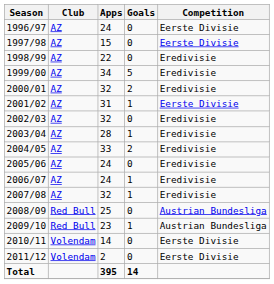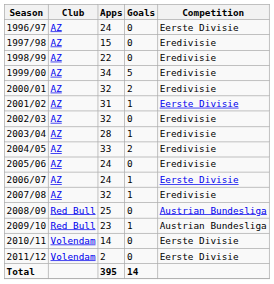(199, 42) Eerste Divisie -> (188, 42) Eredivisie
(188, 180) Eredivisie -> (199, 180) Eerste Divisie
